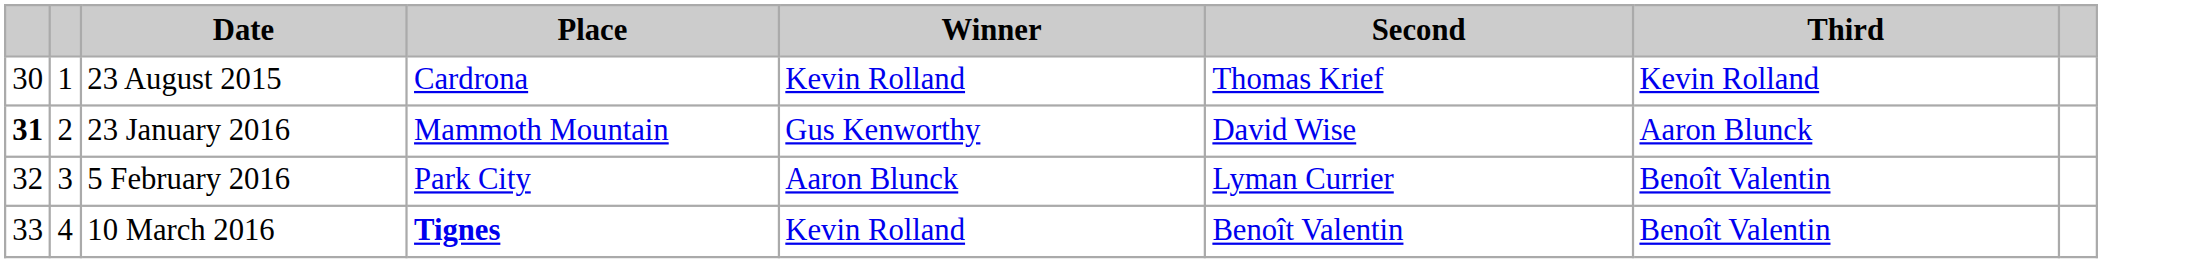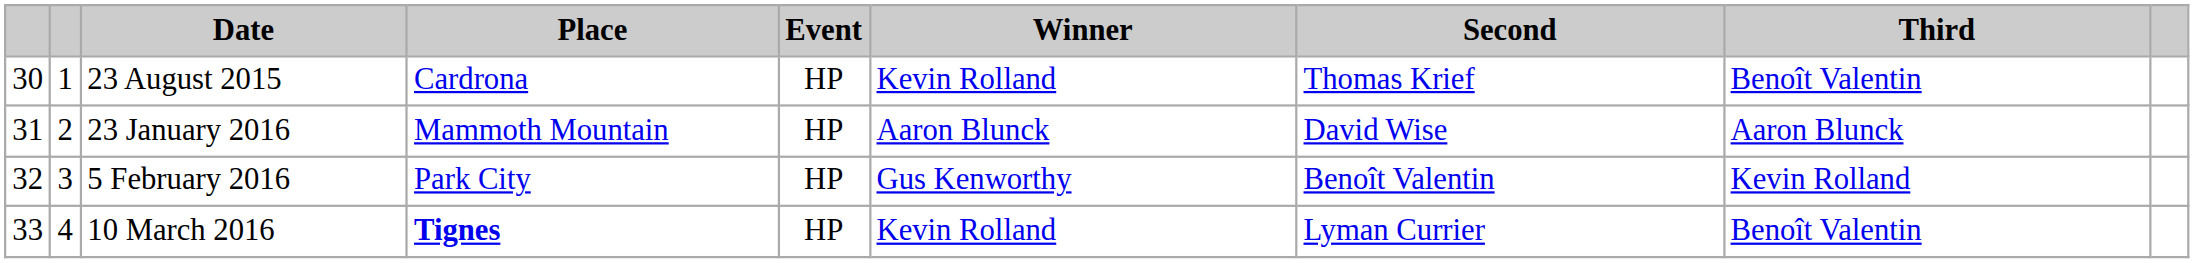+ column: (824, 29)
(1729, 79) Kevin Rolland -> (1826, 79) Benoît Valentin
(28, 129) bold -> (28, 129) normal
(883, 129) Gus Kenworthy -> (963, 129) Aaron Blunck
(872, 179) Aaron Blunck -> (974, 179) Gus Kenworthy
(1303, 179) Lyman Currier -> (1399, 179) Benoît Valentin
(1735, 179) Benoît Valentin -> (1820, 179) Kevin Rolland
(1308, 230) Benoît Valentin -> (1394, 230) Lyman Currier
